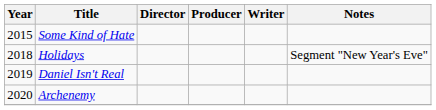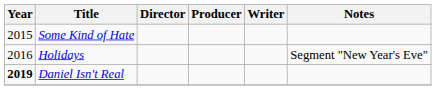(20, 54) 2018 -> (20, 54) 2016
(20, 74) normal -> (20, 74) bold
- row: (67, 94)
